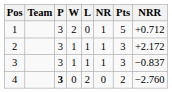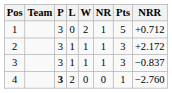columns swapped: (74, 12) <-> (87, 12)
(123, 79) 2 -> (123, 79) 1
